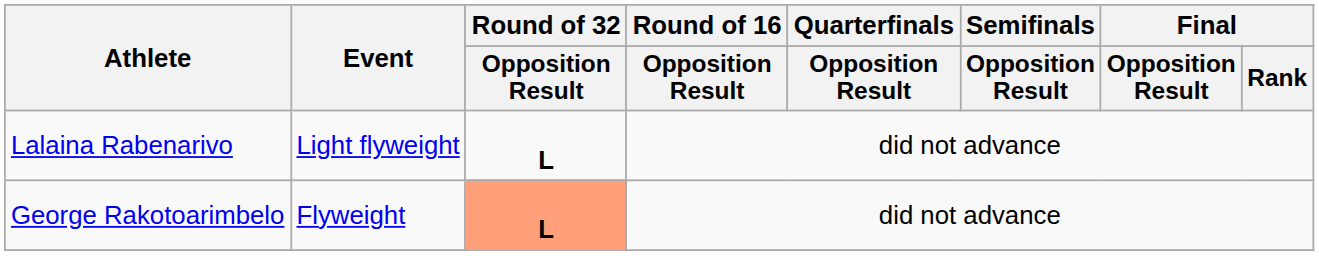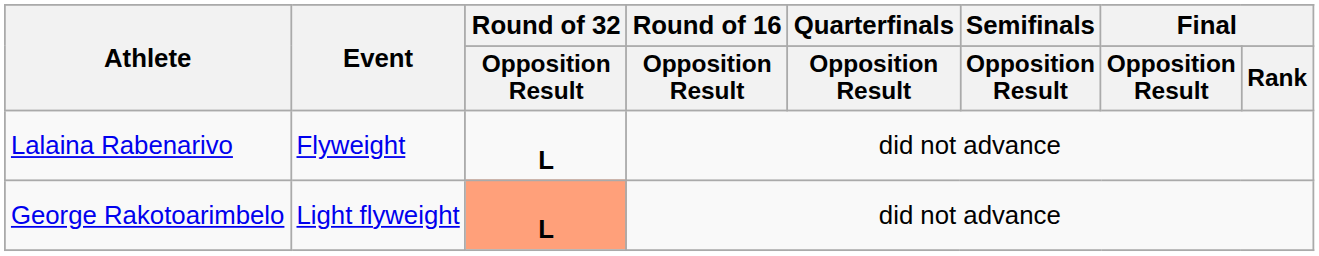(378, 146) Light flyweight -> (351, 146) Flyweight
(351, 215) Flyweight -> (378, 215) Light flyweight
